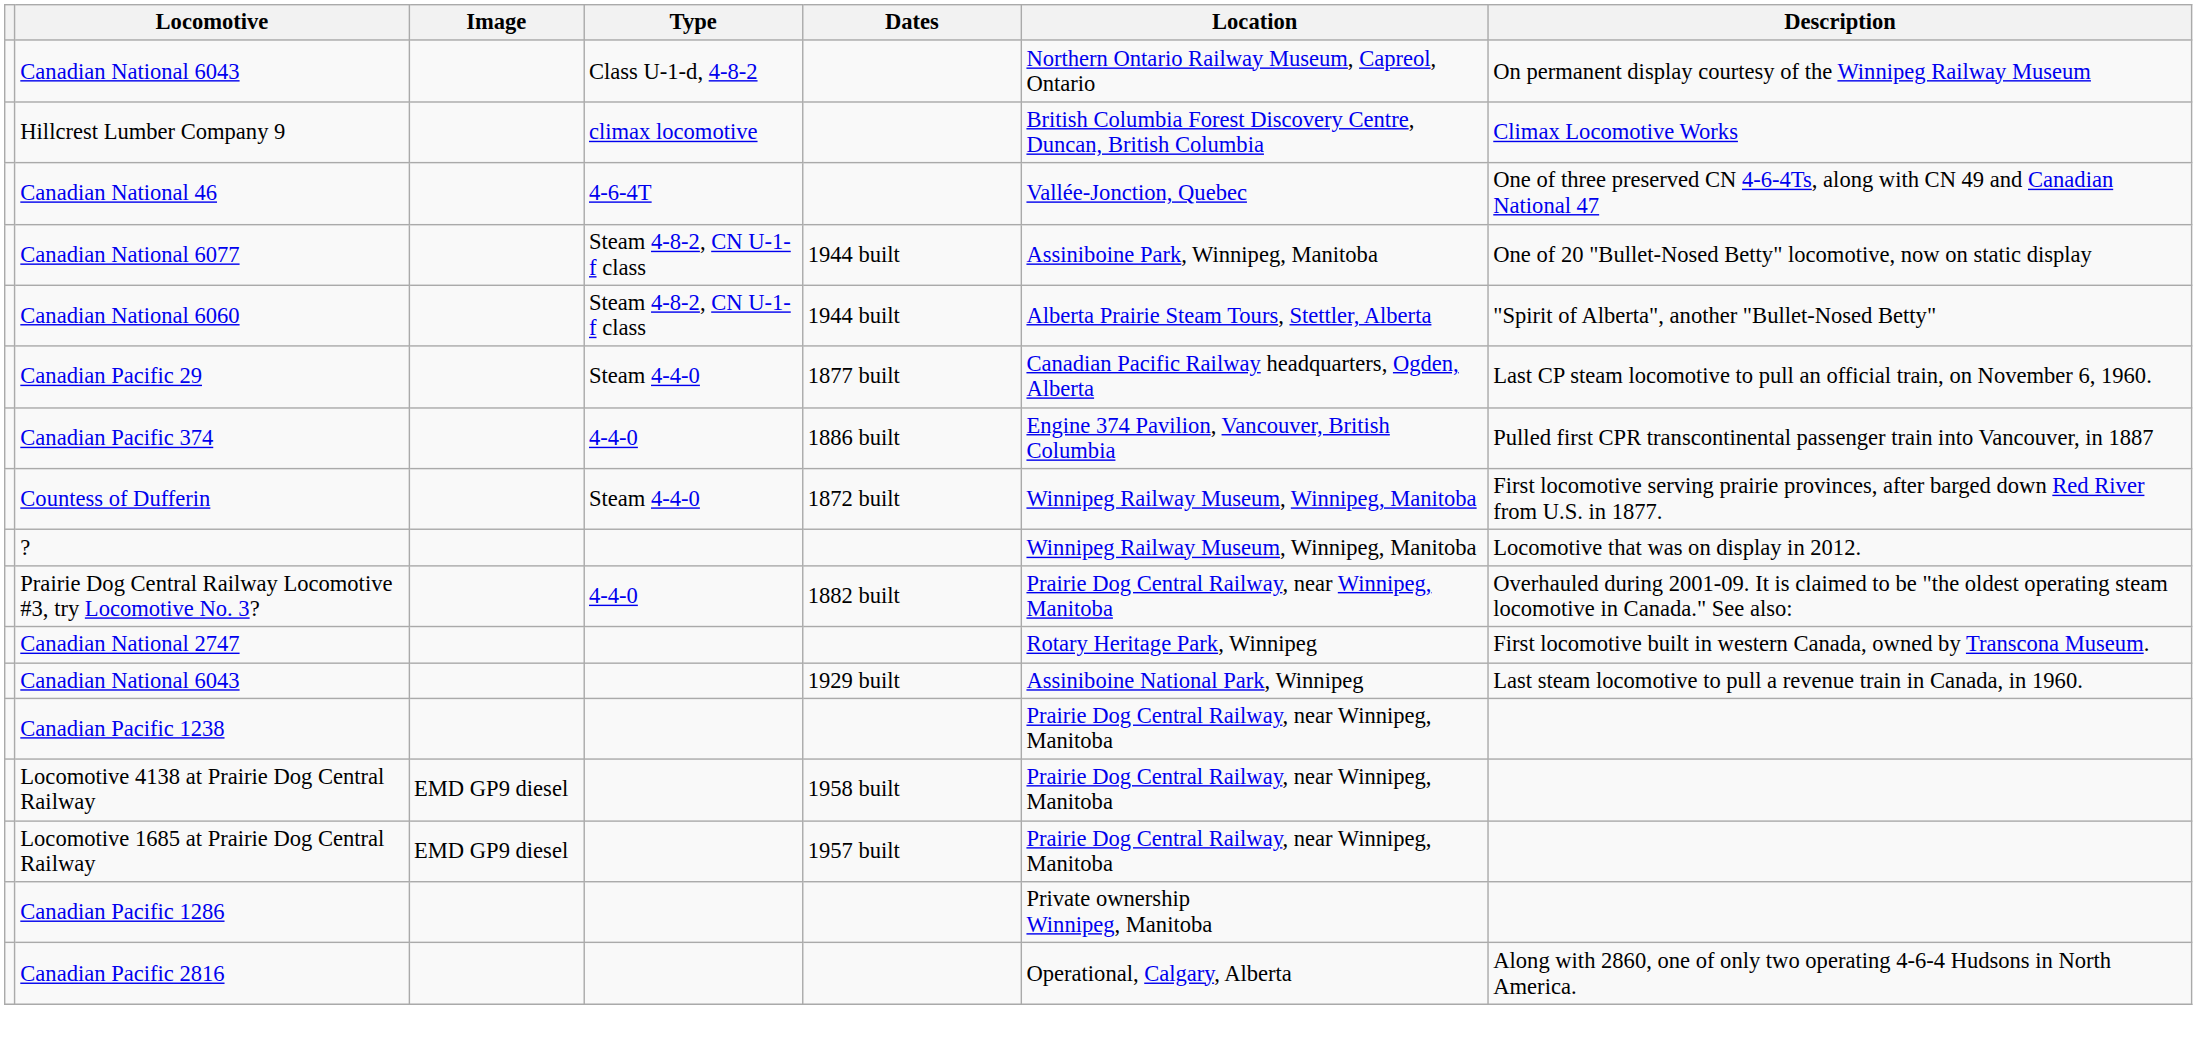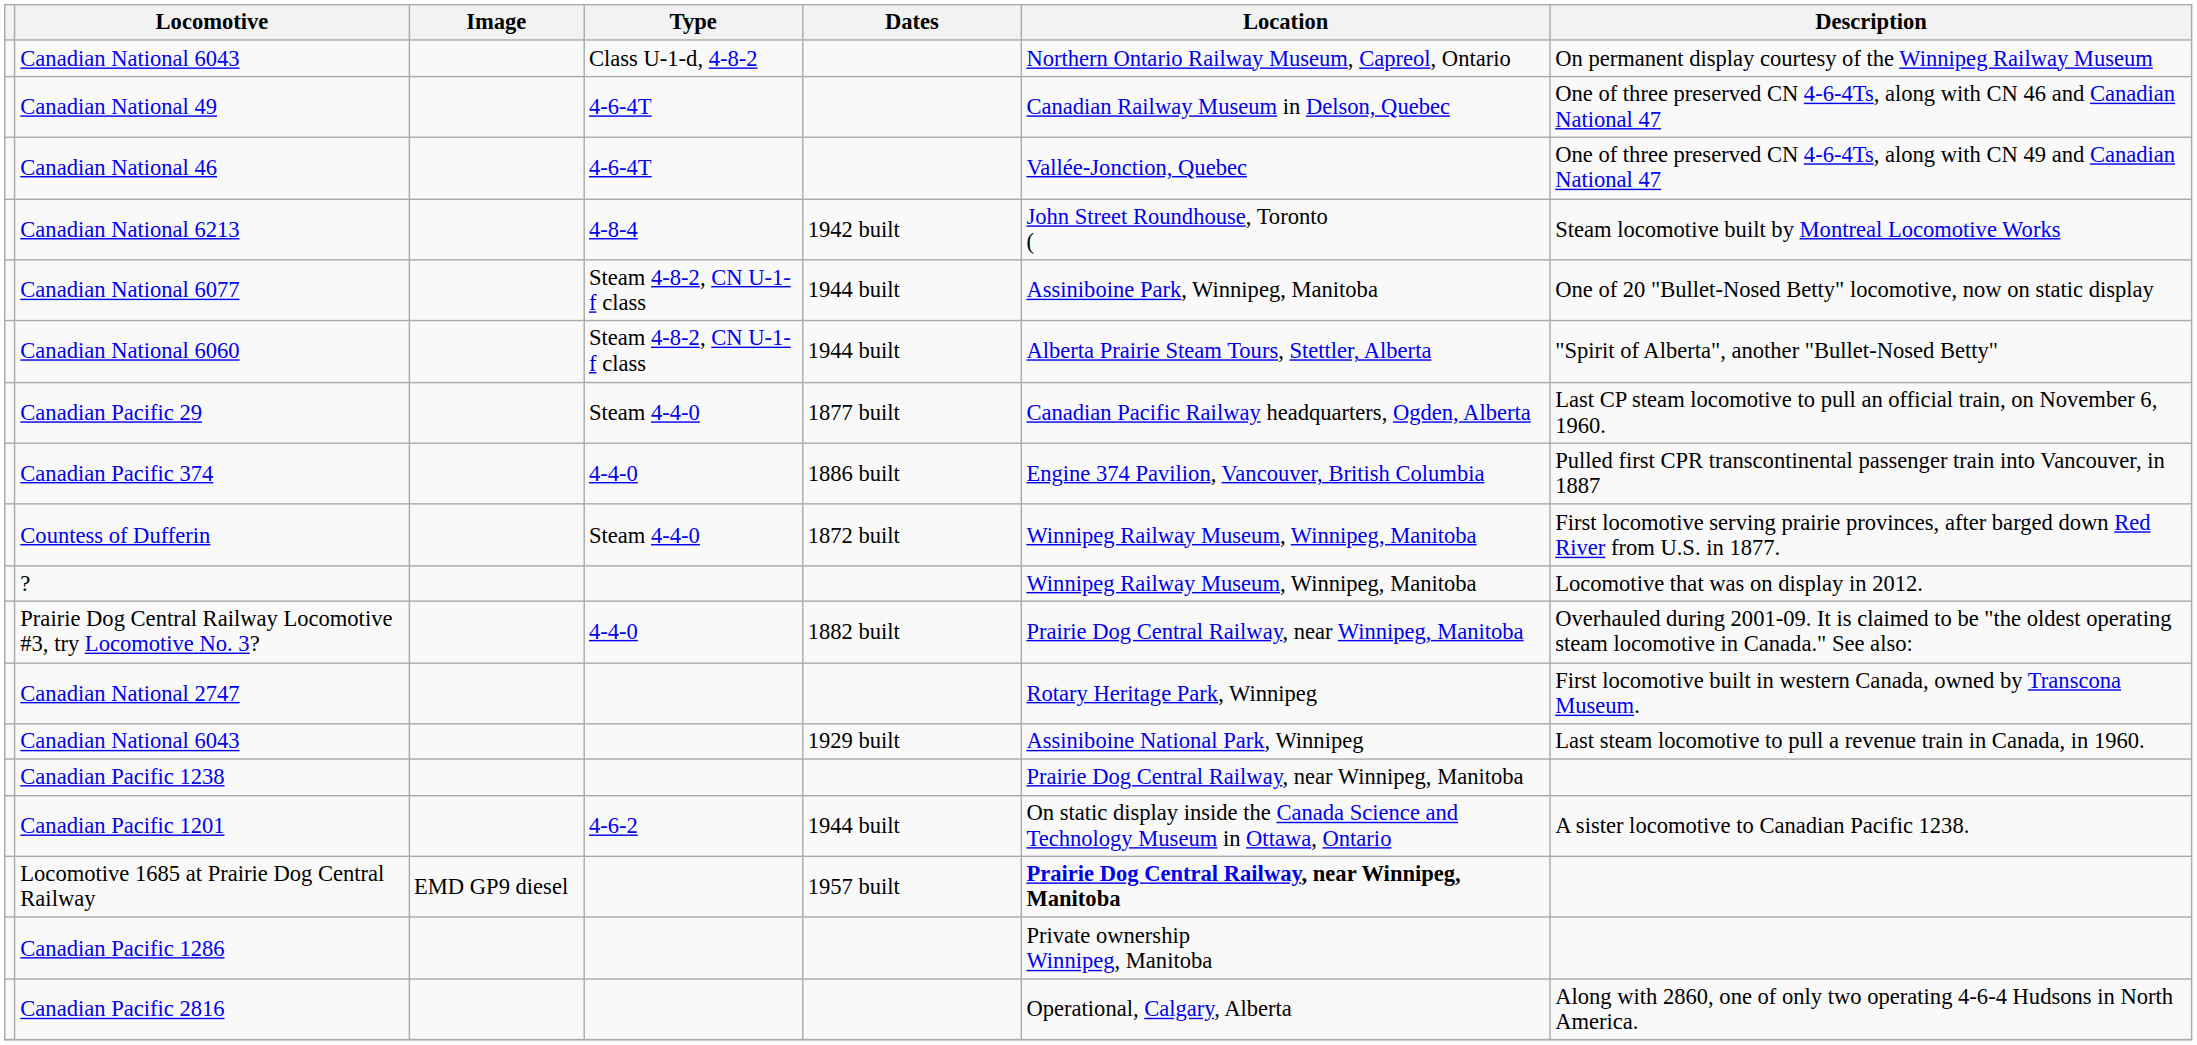- row: (153, 132)
+ row: (119, 106)
+ row: (130, 228)
+ row: (122, 825)
- row: (202, 789)
(1229, 850) normal -> (1244, 886) bold
